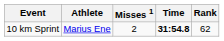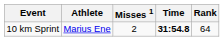(205, 29) 62 -> (205, 29) 64
